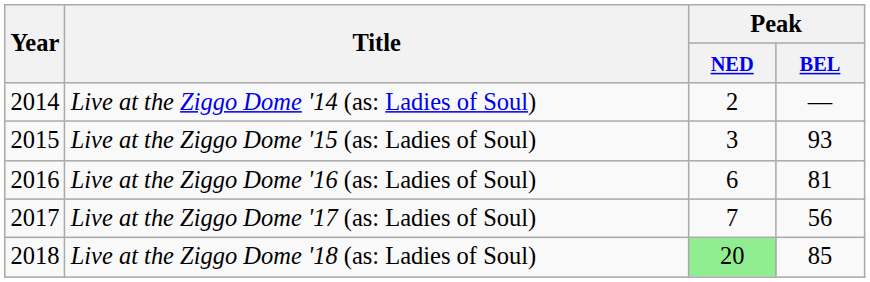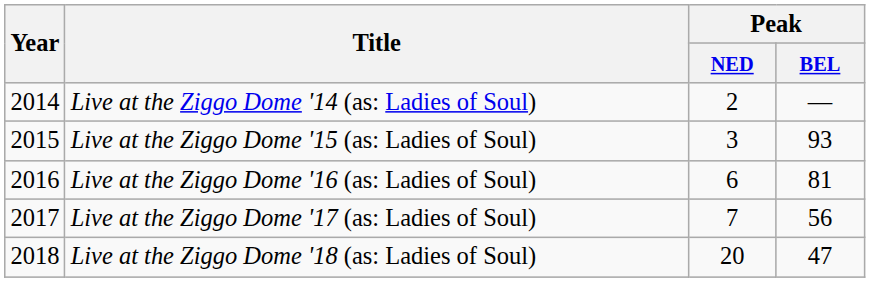(732, 256) lightgreen background -> (732, 256) no background
(820, 256) 85 -> (820, 256) 47
